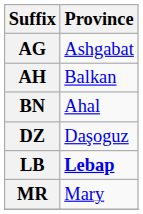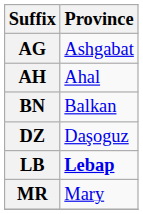(90, 77) Balkan -> (82, 77) Ahal
(82, 106) Ahal -> (90, 106) Balkan
